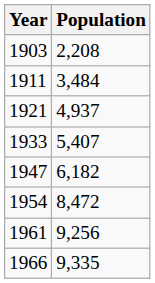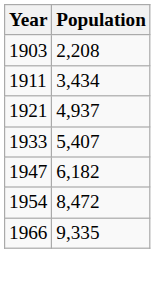(78, 80) 3,484 -> (78, 80) 3,434
- row: (28, 232)
